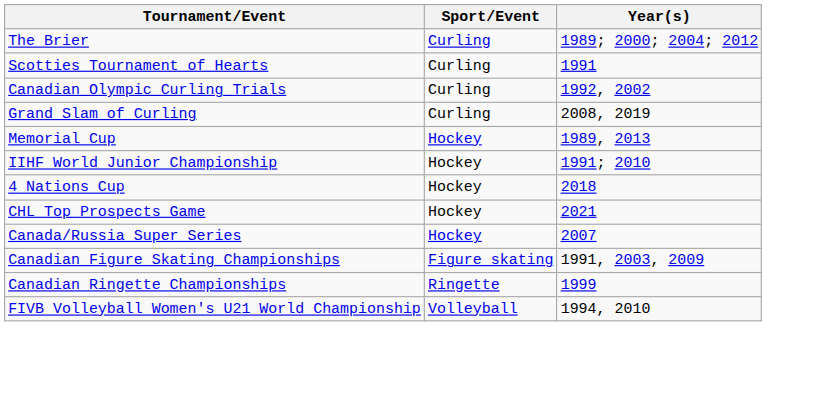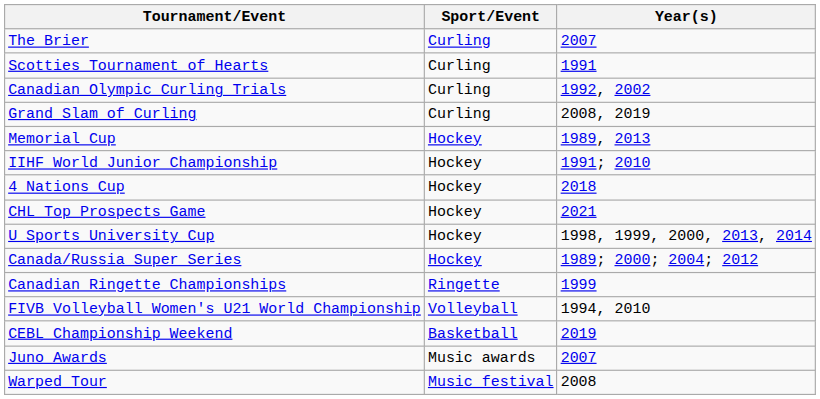(659, 41) 1989; 2000; 2004; 2012 -> (579, 41) 2007
+ row: (111, 236)
(579, 236) 2007 -> (659, 260) 1989; 2000; 2004; 2012
- row: (174, 260)
+ row: (120, 334)
+ row: (57, 358)
+ row: (57, 382)
